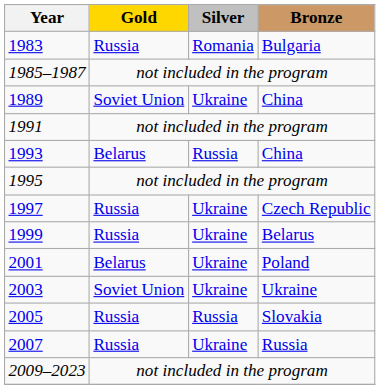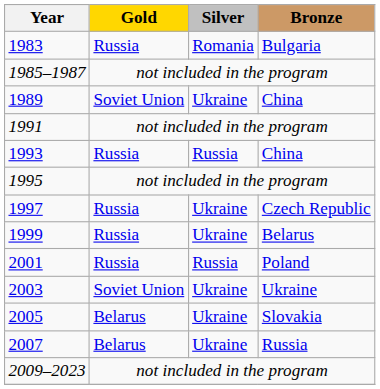(120, 153) Belarus -> (116, 153) Russia
(120, 262) Belarus -> (116, 262) Russia
(220, 262) Ukraine -> (215, 262) Russia
(116, 316) Russia -> (120, 316) Belarus
(215, 316) Russia -> (220, 316) Ukraine
(116, 343) Russia -> (120, 343) Belarus
